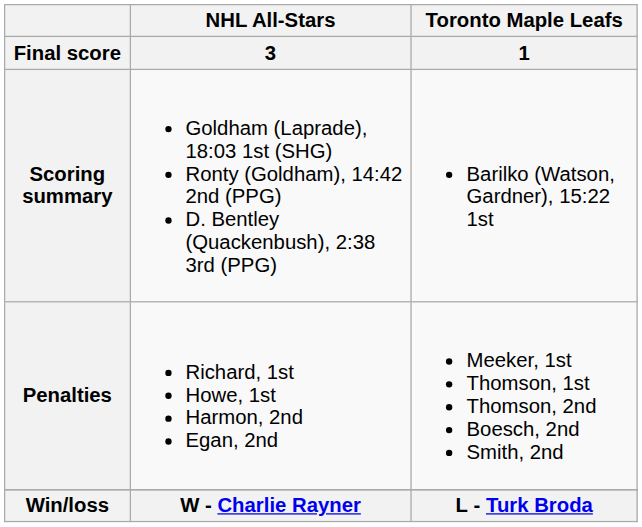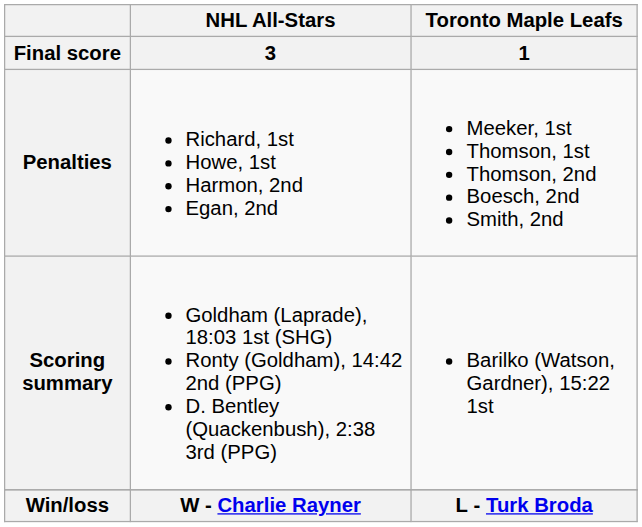rows swapped: (67, 185) <-> (67, 395)
